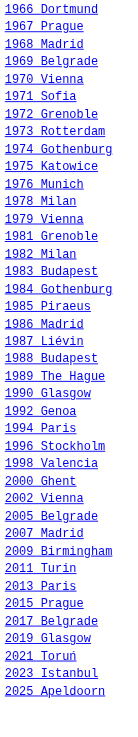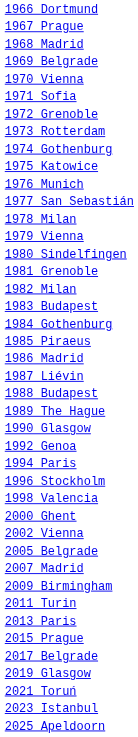+ row: (69, 202)
+ row: (66, 254)
